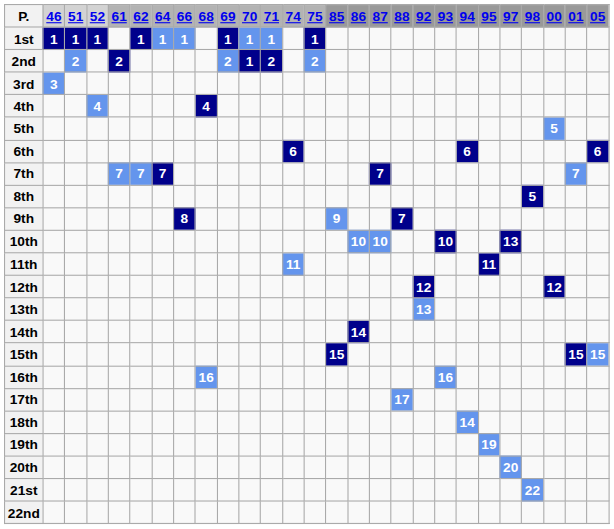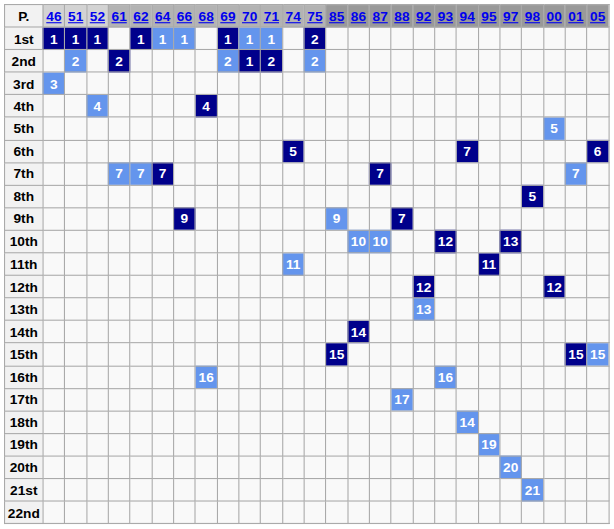(315, 38) 1 -> (315, 38) 2
(293, 151) 6 -> (293, 151) 5
(467, 151) 6 -> (467, 151) 7
(184, 219) 8 -> (184, 219) 9
(445, 241) 10 -> (445, 241) 12
(532, 490) 22 -> (532, 490) 21
